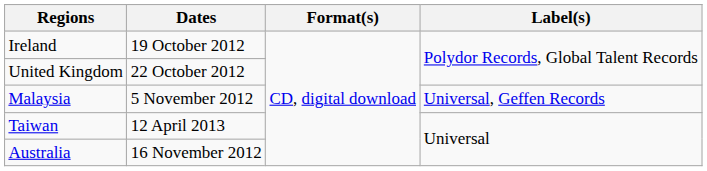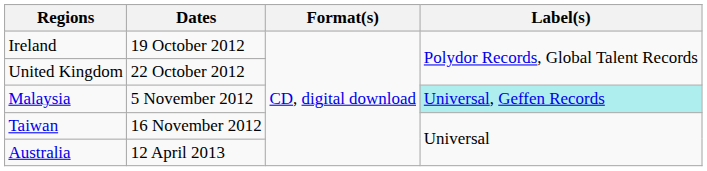(514, 98) no background -> (514, 98) paleturquoise background
(178, 125) 12 April 2013 -> (196, 125) 16 November 2012
(196, 152) 16 November 2012 -> (178, 152) 12 April 2013
